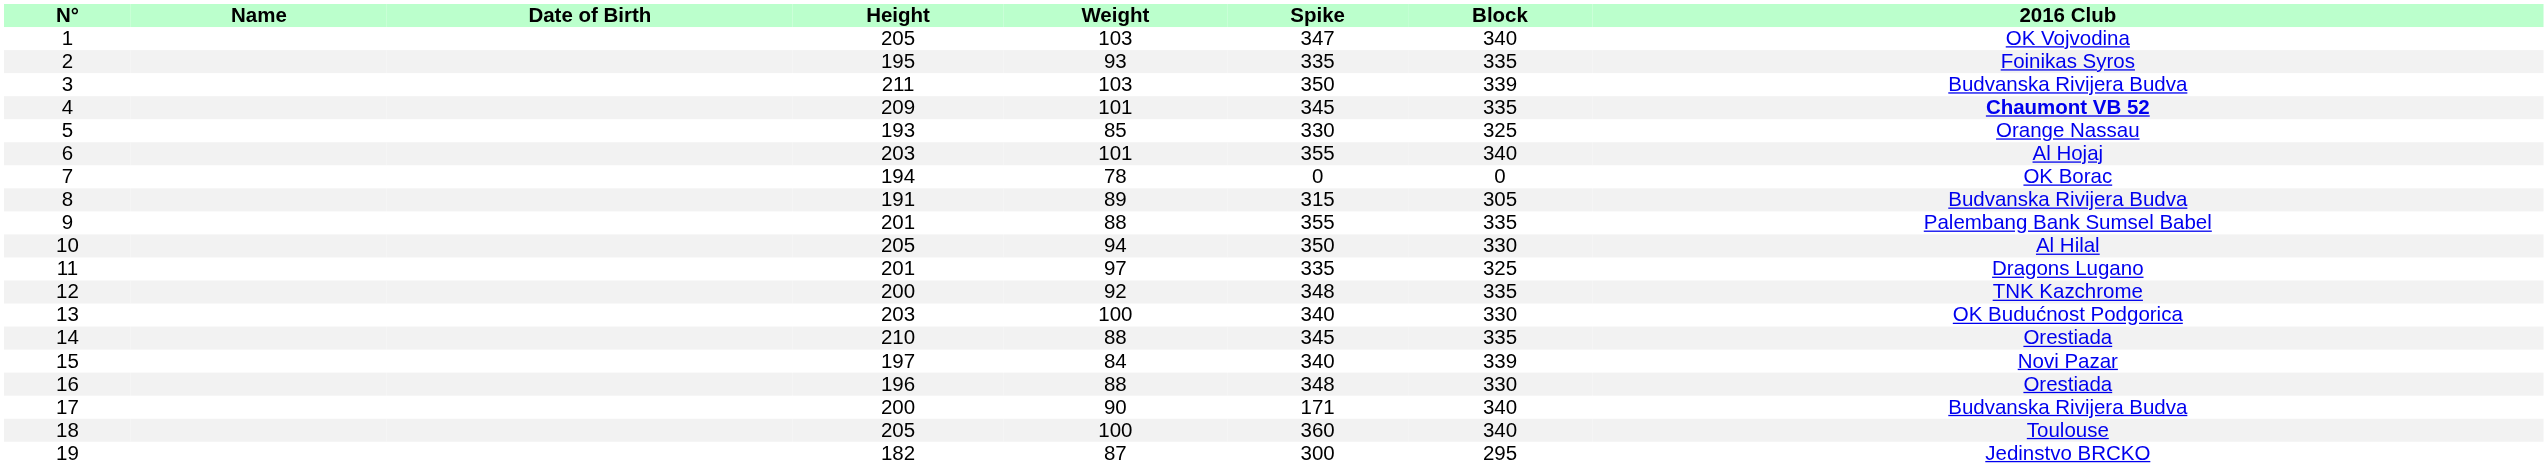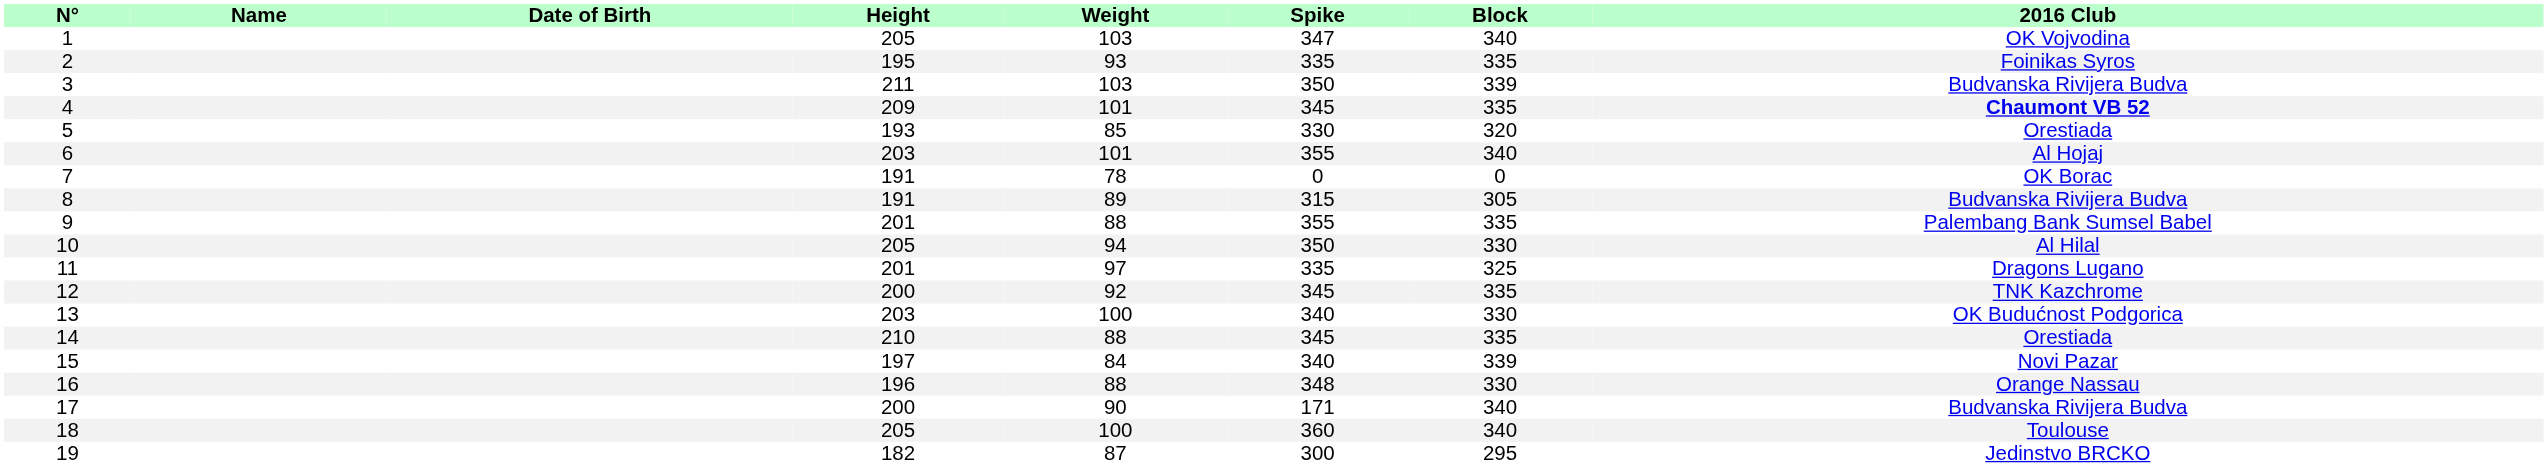(1500, 130) 325 -> (1500, 130) 320
(2068, 130) Orange Nassau -> (2068, 130) Orestiada
(898, 176) 194 -> (898, 176) 191
(1318, 291) 348 -> (1318, 291) 345
(2068, 384) Orestiada -> (2068, 384) Orange Nassau
